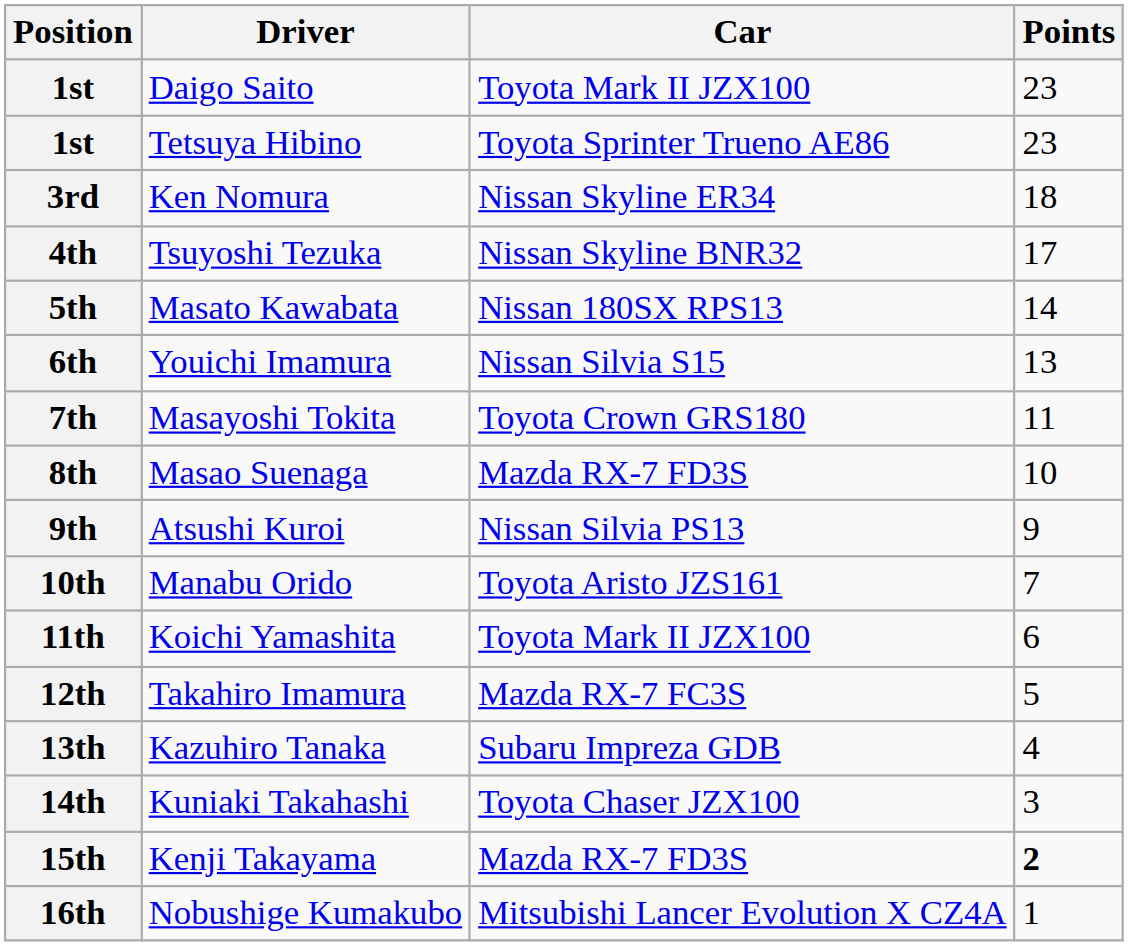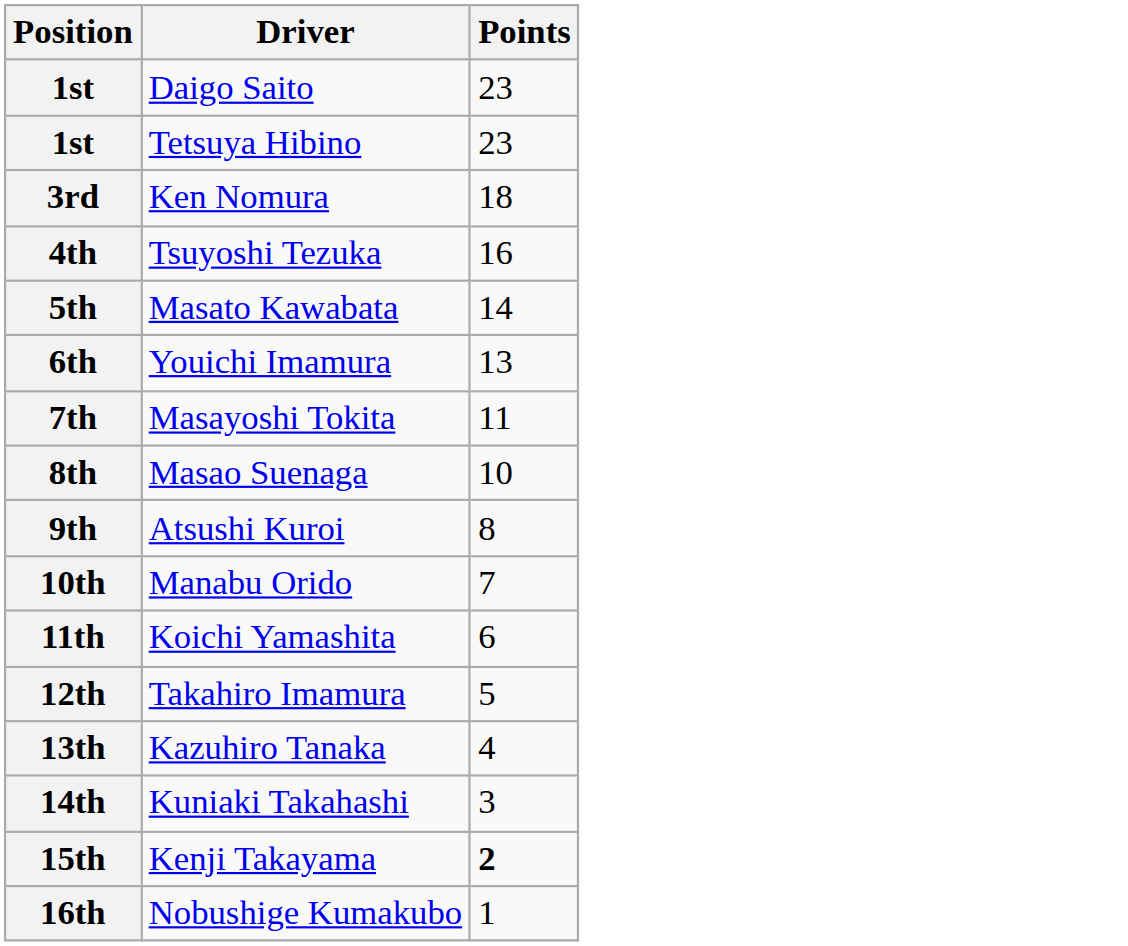- column: (742, 32)
(1040, 252) 17 -> (496, 252) 16
(1031, 527) 9 -> (487, 527) 8
